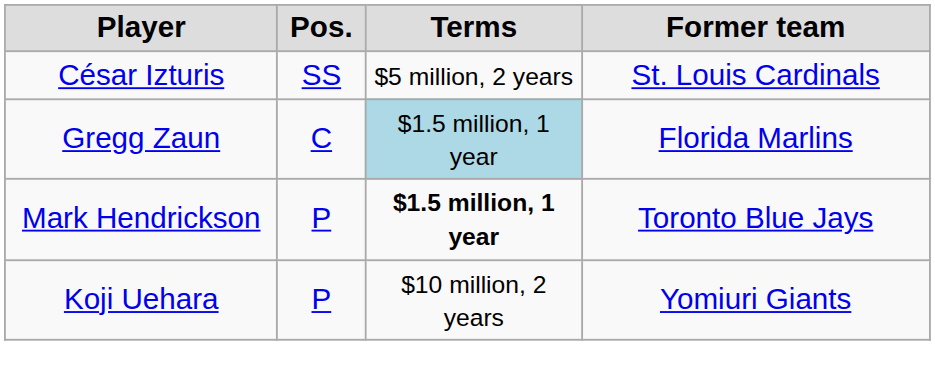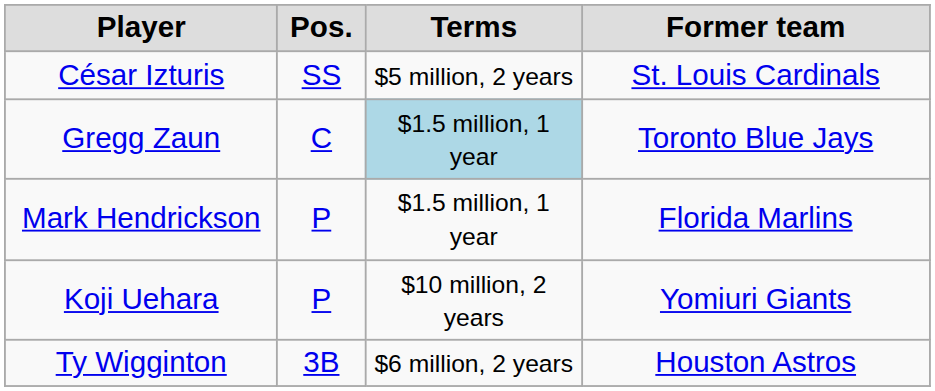(756, 138) Florida Marlins -> (756, 138) Toronto Blue Jays
(474, 218) bold -> (474, 220) normal
(756, 218) Toronto Blue Jays -> (756, 218) Florida Marlins
+ row: (141, 362)
